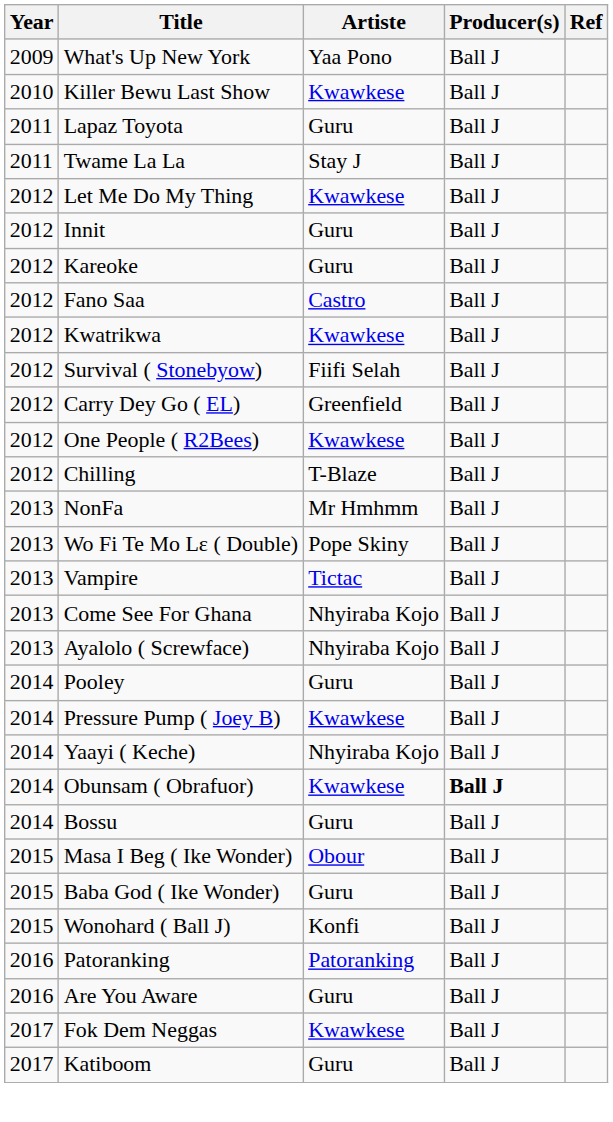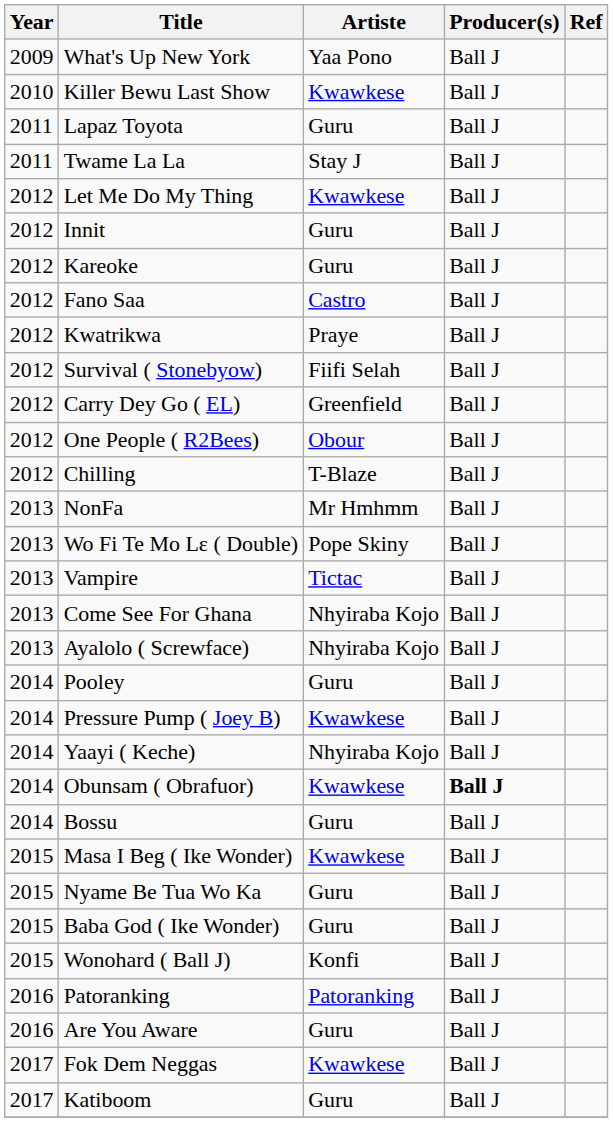(356, 334) Kwawkese -> (333, 334) Praye
(356, 439) Kwawkese -> (336, 439) Obour
(336, 856) Obour -> (356, 856) Kwawkese
+ row: (162, 890)
